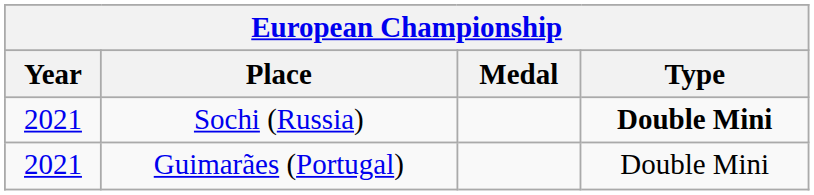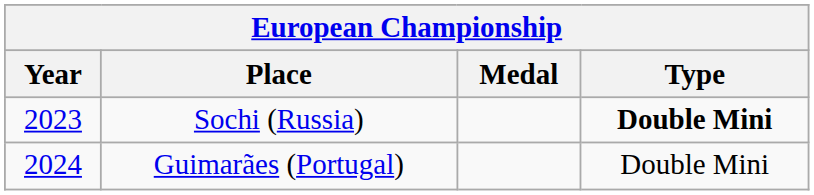(53, 119) 2021 -> (53, 119) 2023
(53, 165) 2021 -> (53, 165) 2024
